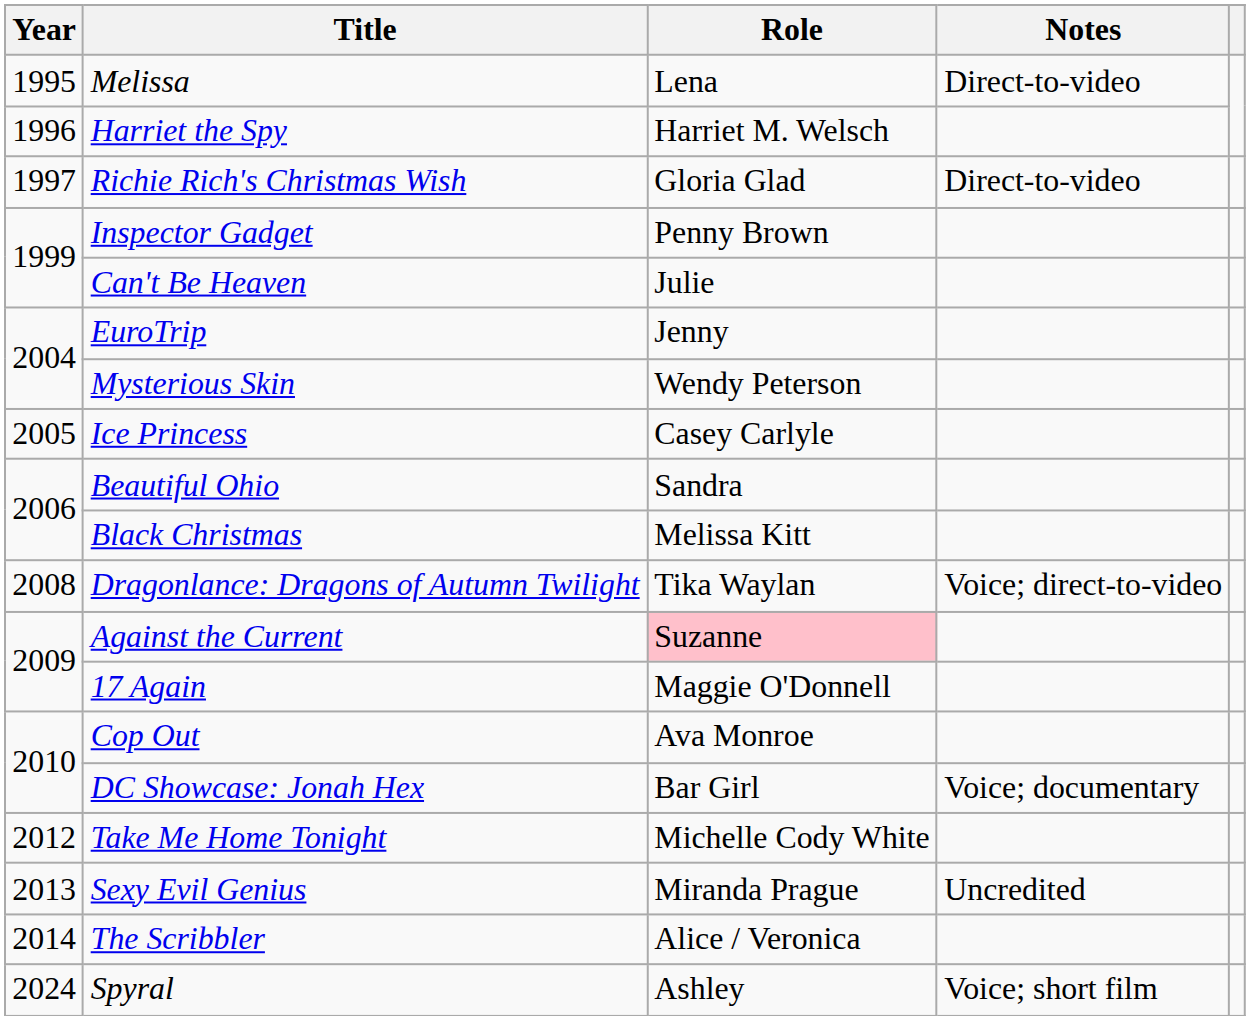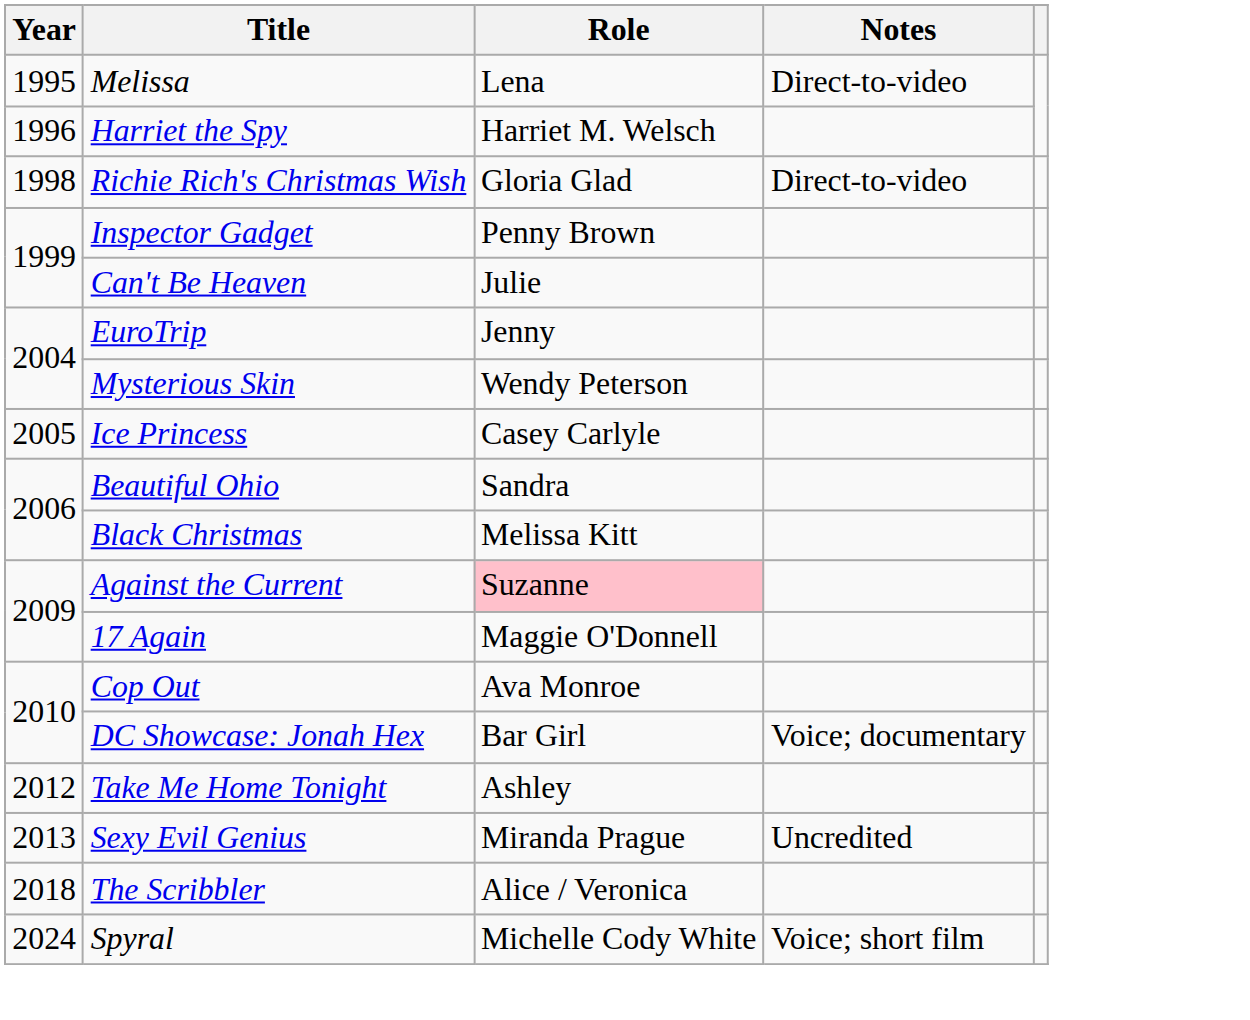(44, 181) 1997 -> (44, 181) 1998
- row: (365, 585)
(792, 837) Michelle Cody White -> (526, 787) Ashley
(44, 938) 2014 -> (44, 888) 2018
(699, 989) Ashley -> (619, 938) Michelle Cody White
